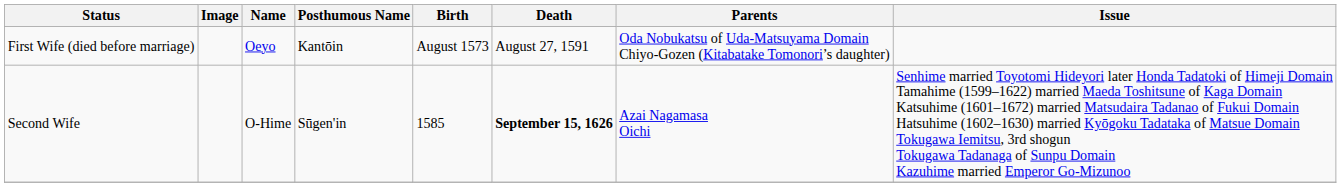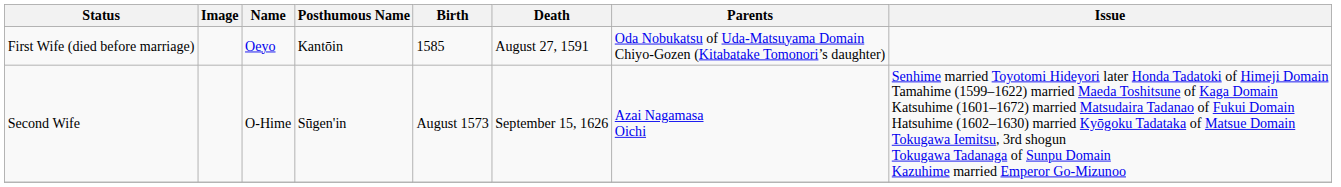(453, 45) August 1573 -> (430, 45) 1585
(430, 123) 1585 -> (453, 123) August 1573
(554, 123) bold -> (552, 123) normal
